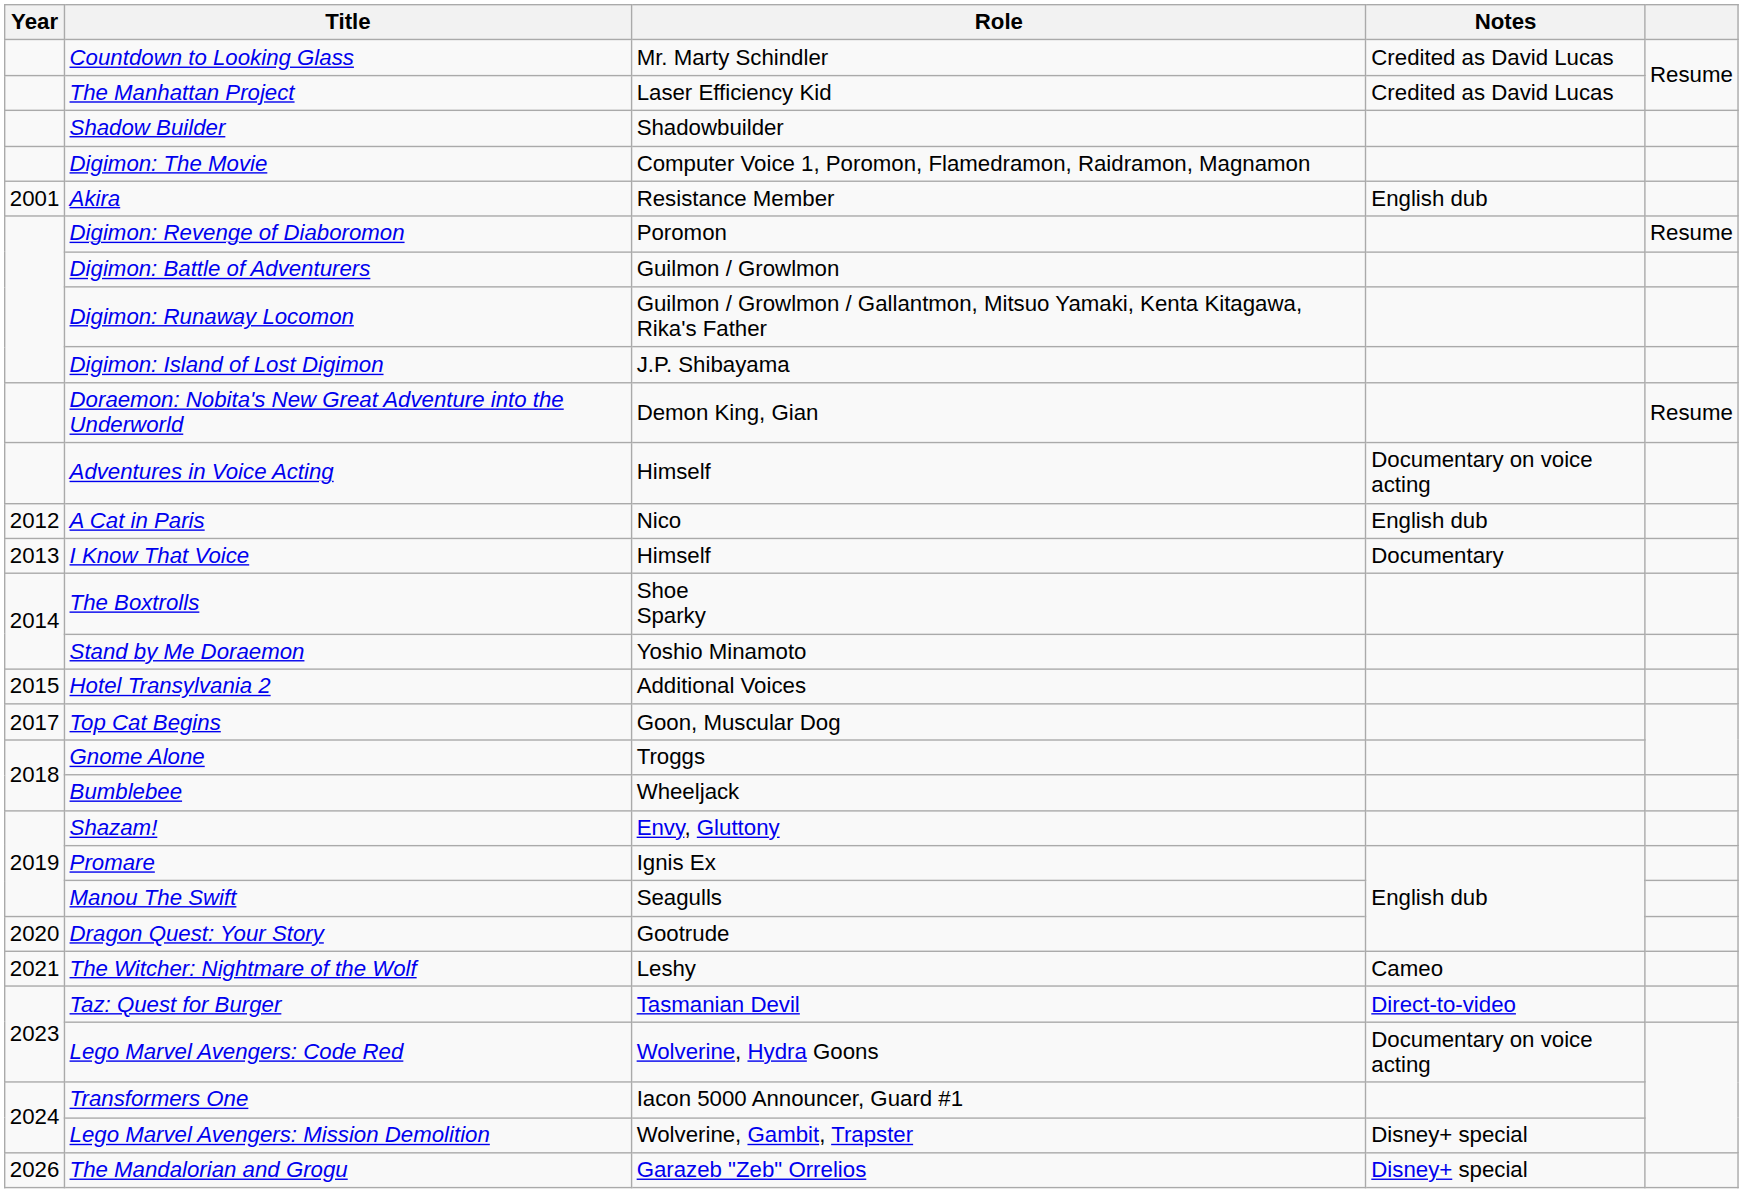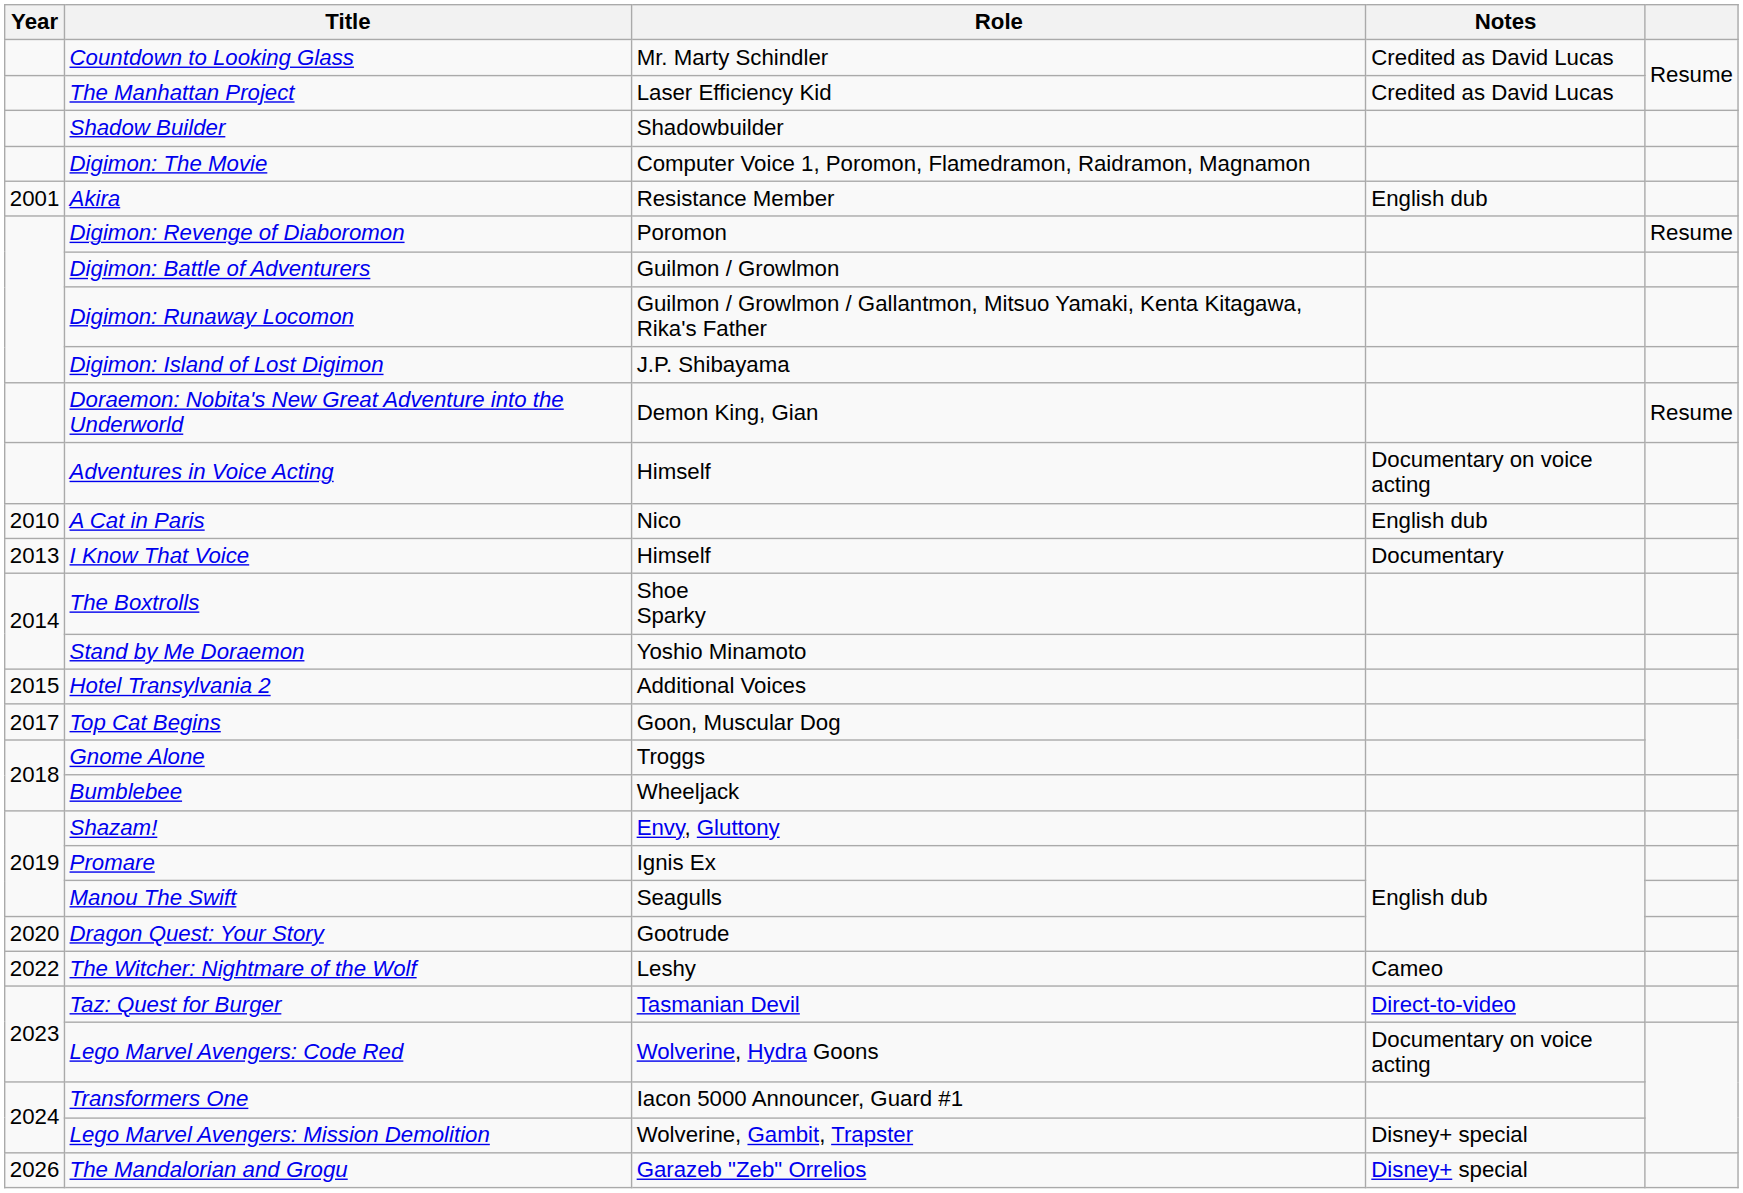(35, 520) 2012 -> (35, 520) 2010
(35, 968) 2021 -> (35, 968) 2022
